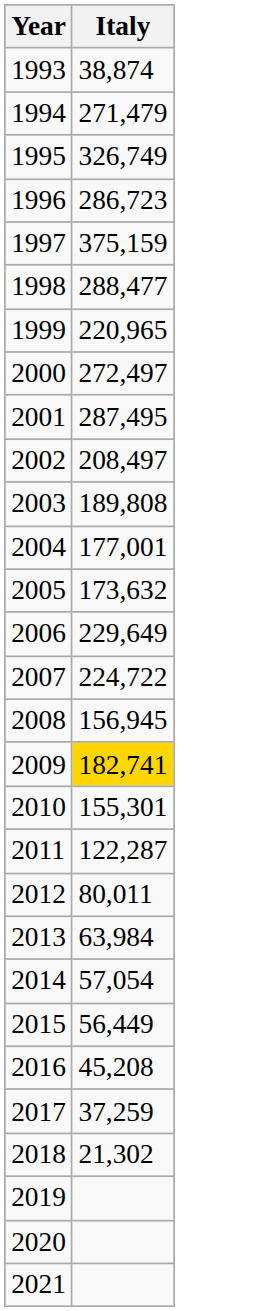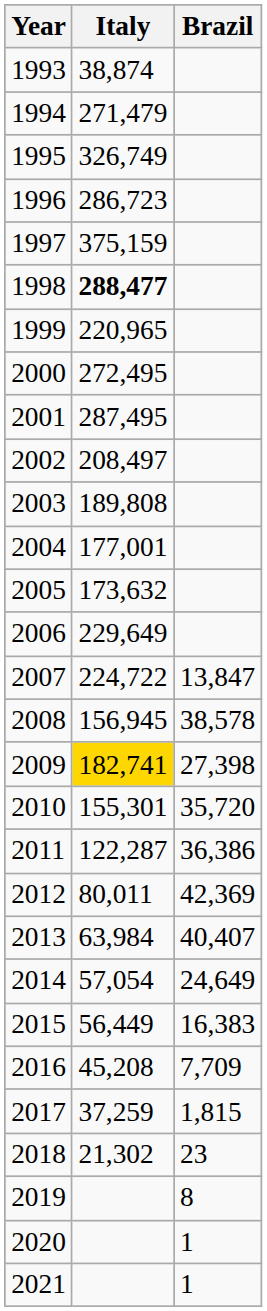+ column: (218, 26)
(123, 286) normal -> (123, 286) bold
(123, 373) 272,497 -> (123, 373) 272,495
